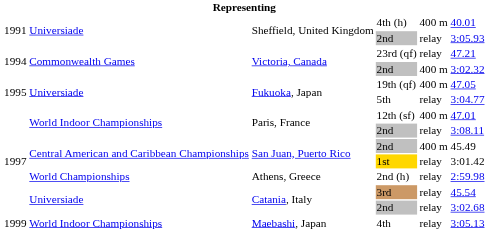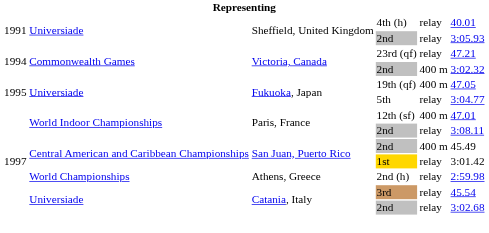(434, 22) 400 m -> (431, 22) relay
- row: (289, 223)
